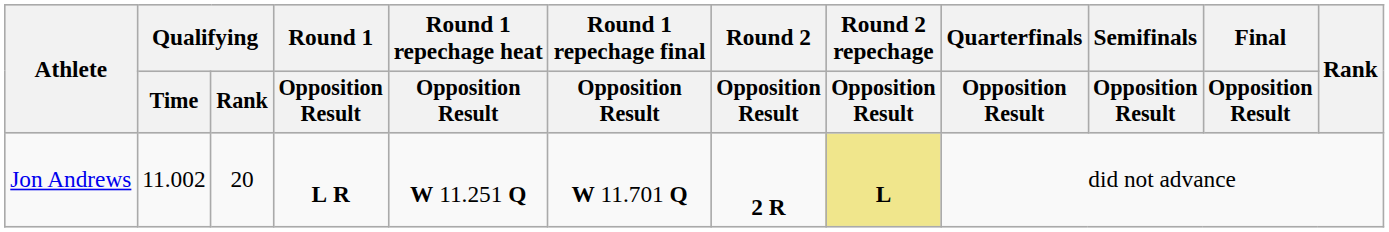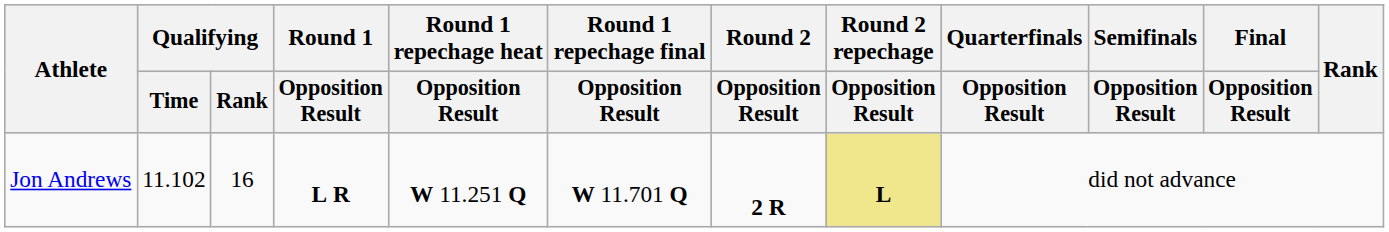(174, 180) 11.002 -> (174, 180) 11.102
(242, 180) 20 -> (242, 180) 16
